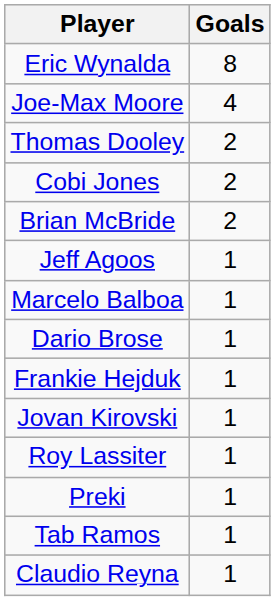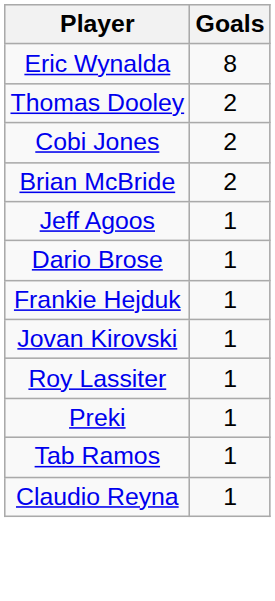- row: (97, 102)
- row: (97, 299)
